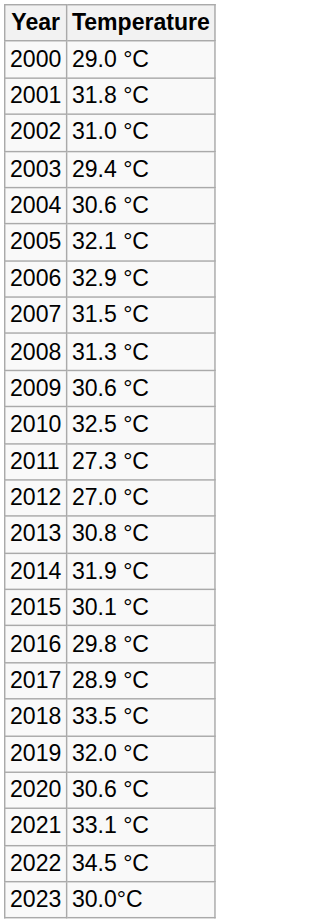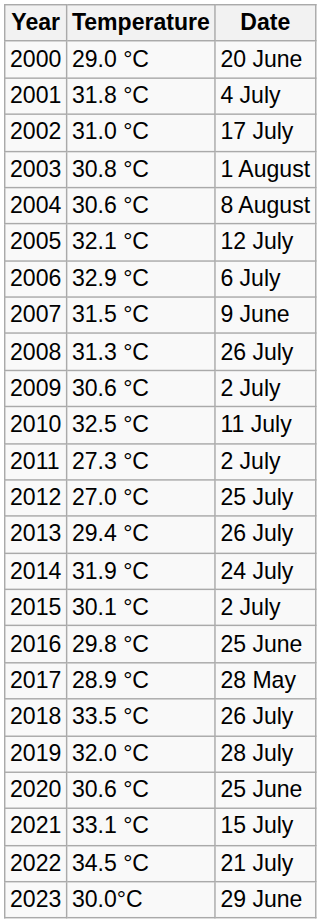+ column: (265, 22)
(110, 168) 29.4 °C -> (110, 168) 30.8 °C
(110, 534) 30.8 °C -> (110, 534) 29.4 °C
